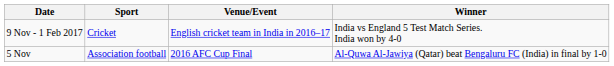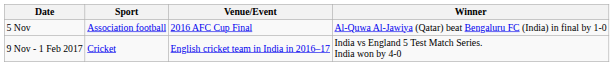rows swapped: (19, 54) <-> (45, 33)
